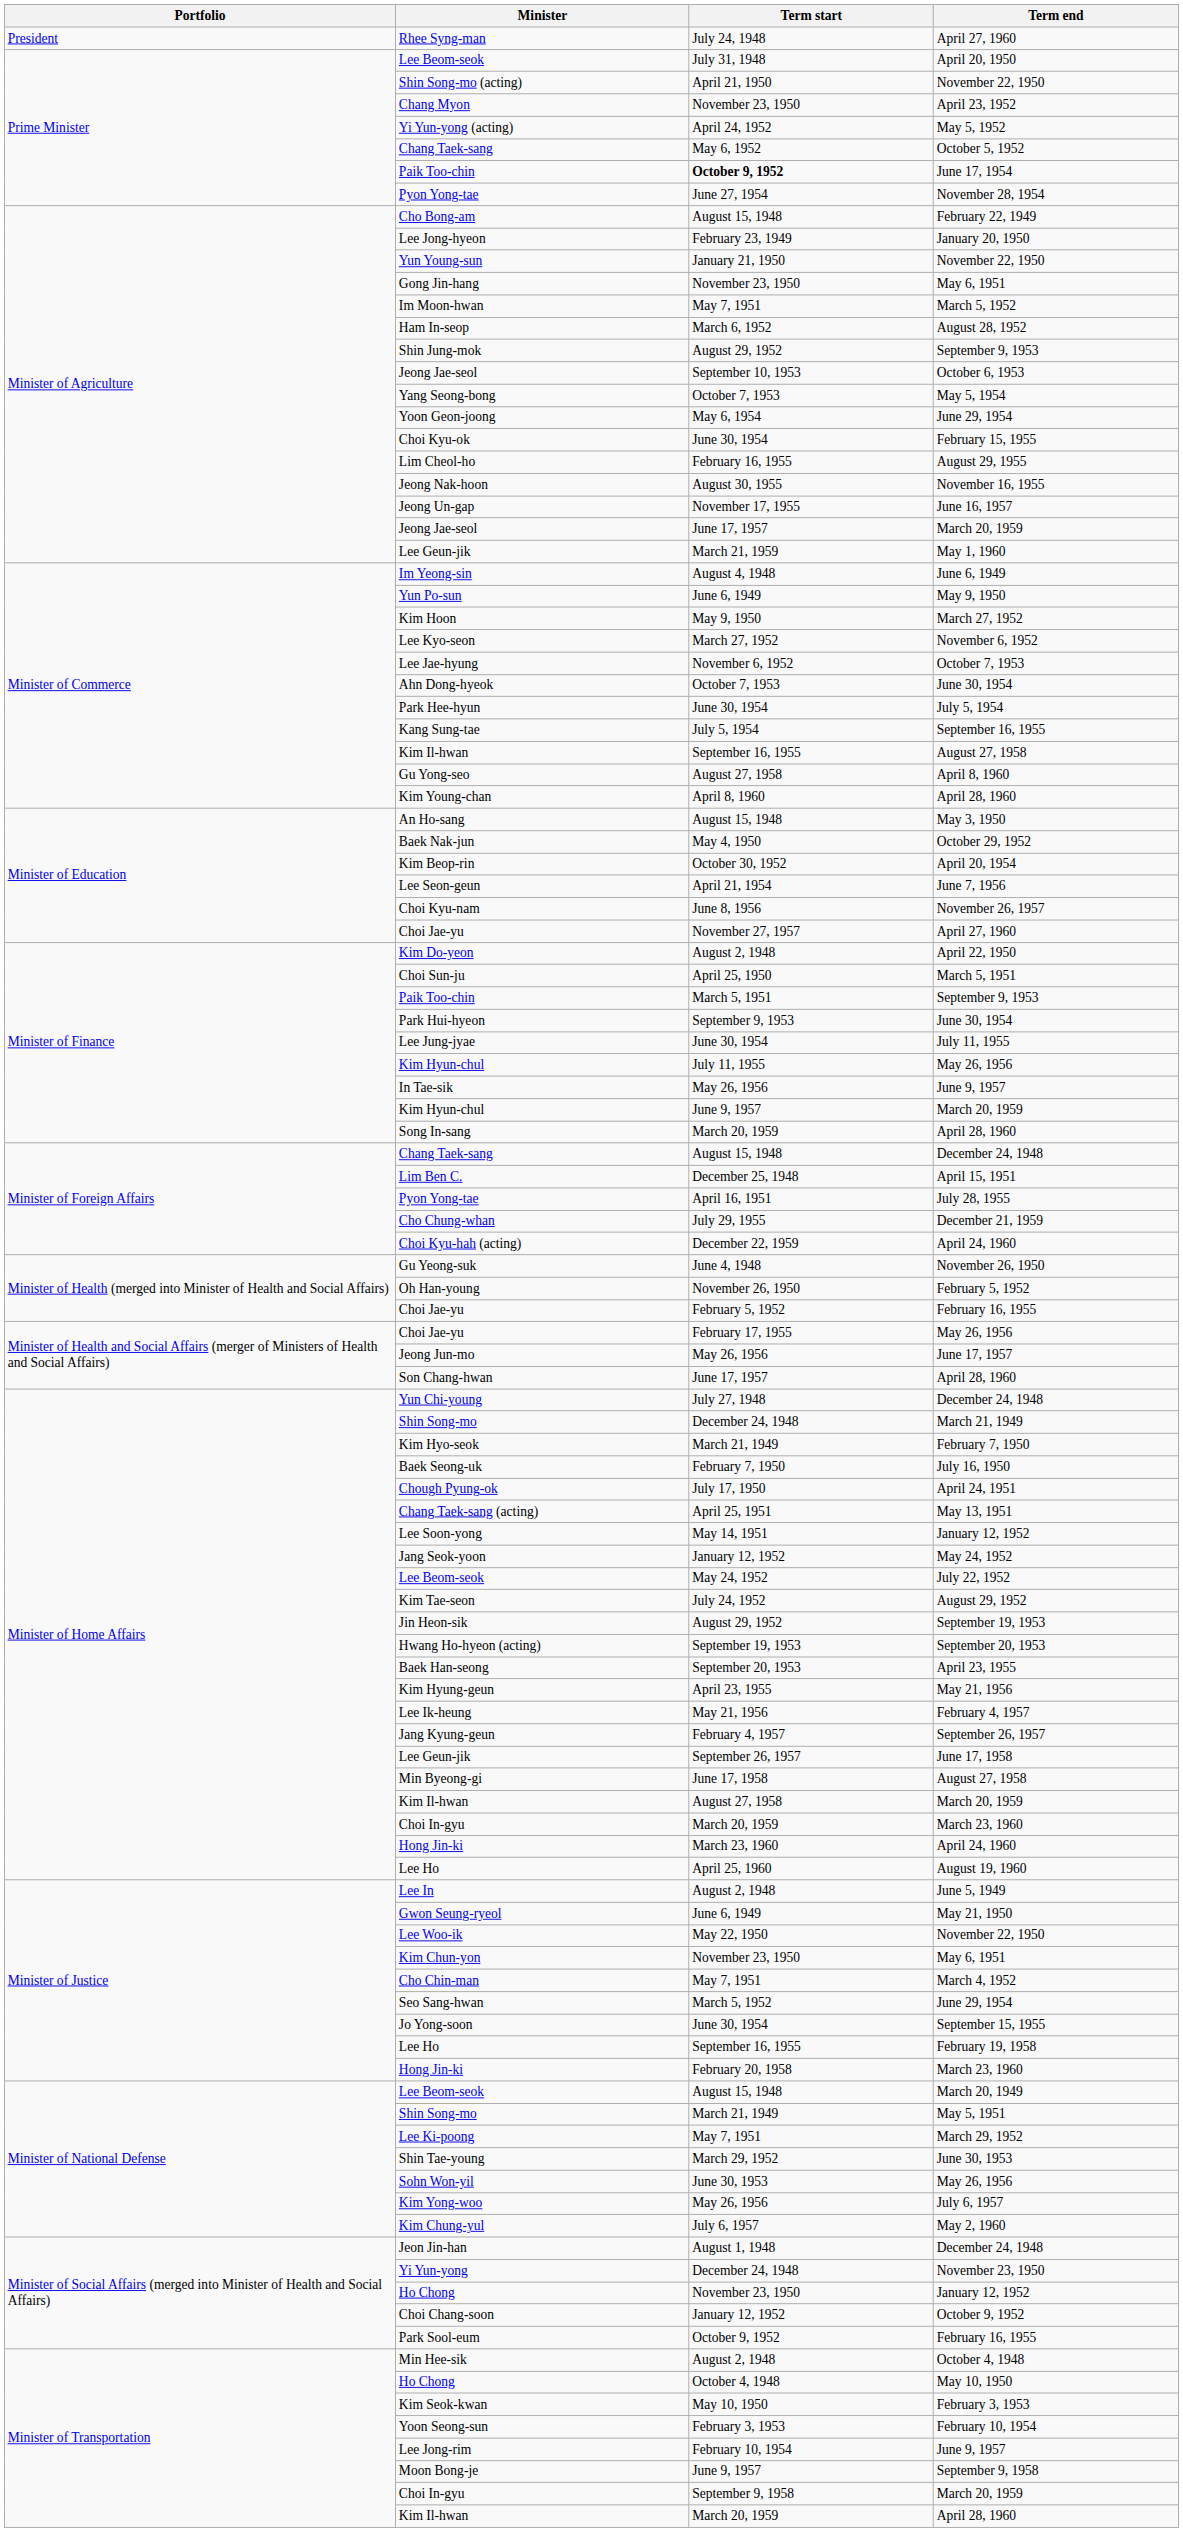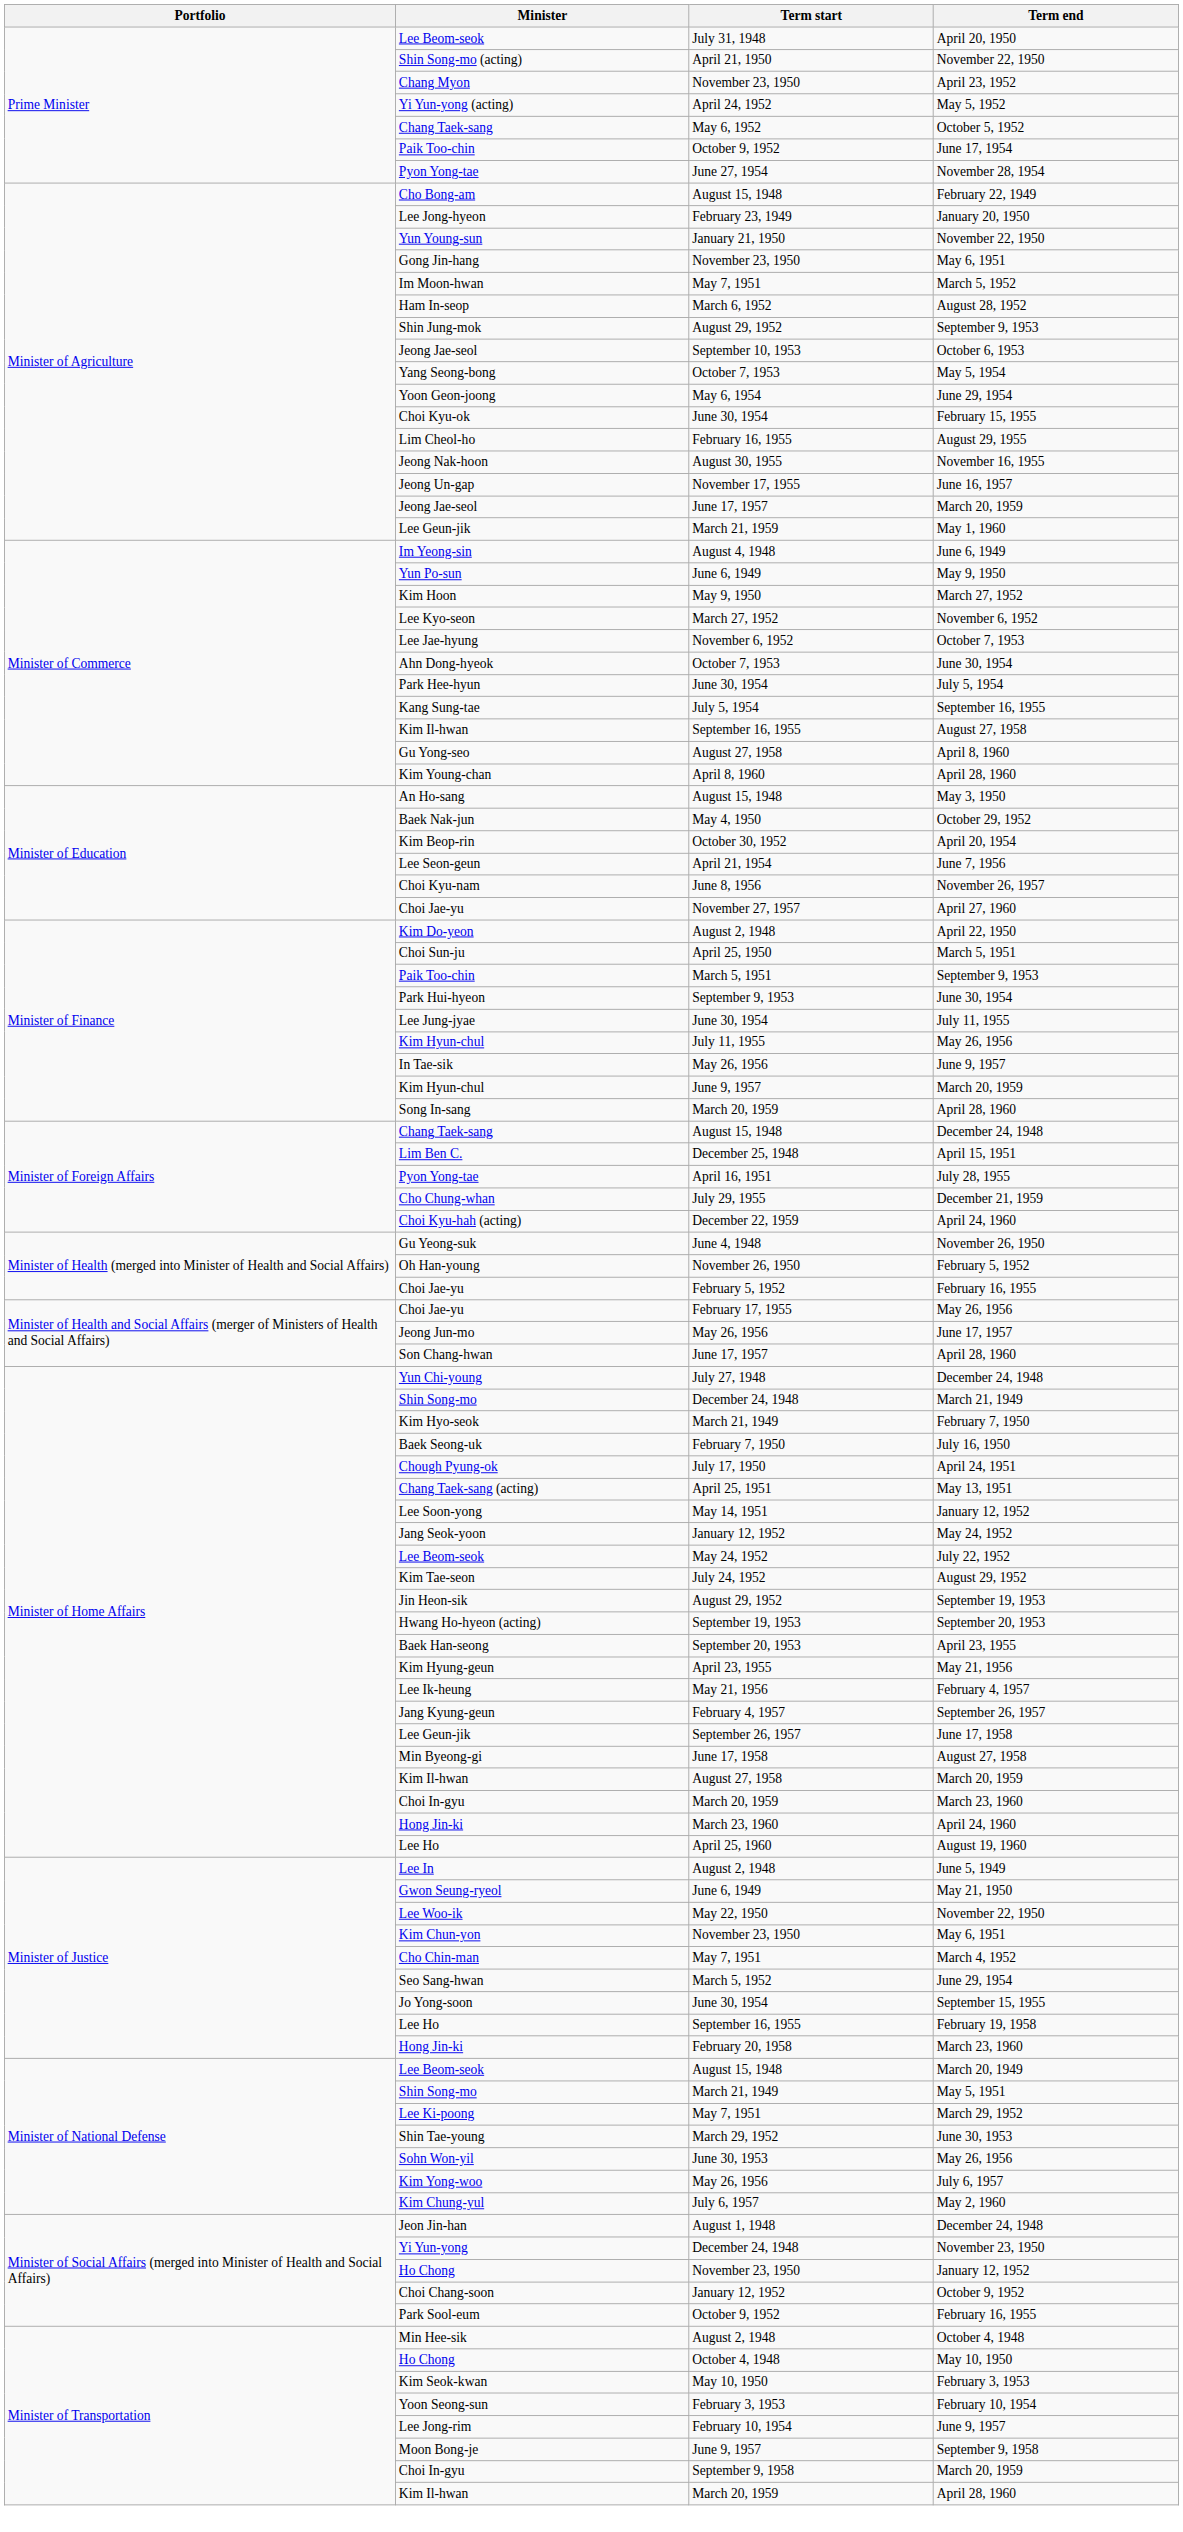- row: (442, 38)
(738, 172) bold -> (736, 150) normal
